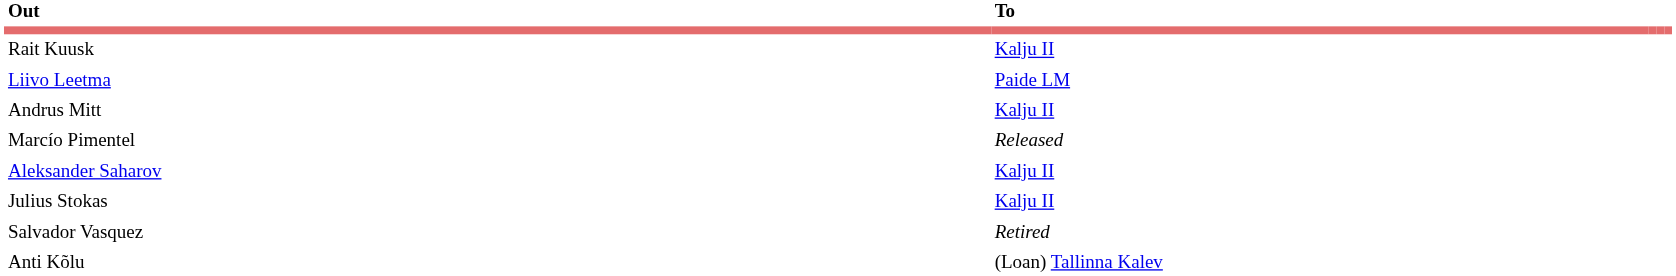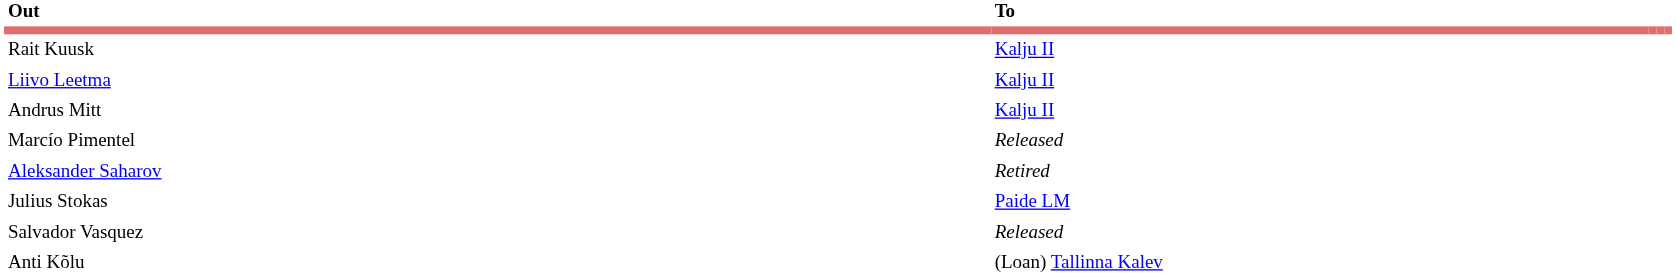(1032, 79) Paide LM -> (1024, 79) Kalju II
(1024, 170) Kalju II -> (1022, 170) Retired
(1024, 201) Kalju II -> (1032, 201) Paide LM
(1022, 231) Retired -> (1029, 231) Released
